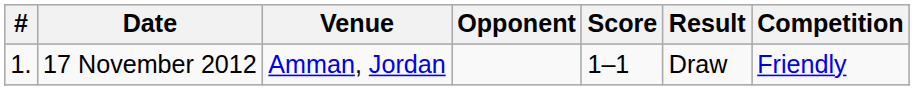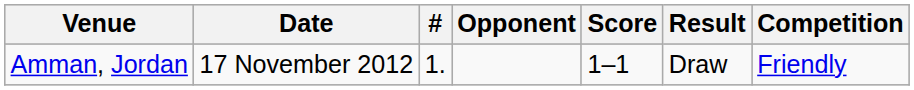columns swapped: (21, 24) <-> (357, 24)
